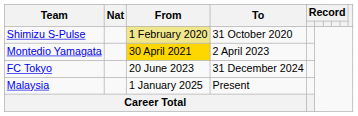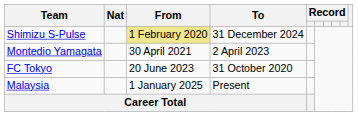(252, 34) 31 October 2020 -> (258, 34) 31 December 2024
(160, 51) gold background -> (160, 51) no background
(258, 68) 31 December 2024 -> (252, 68) 31 October 2020
